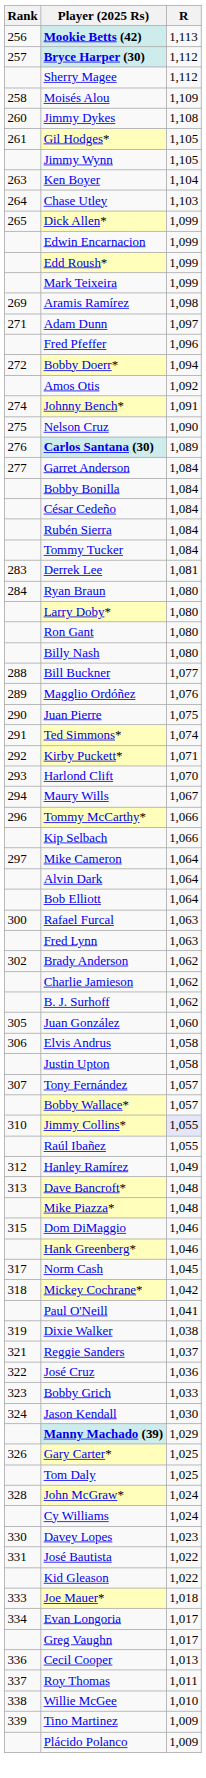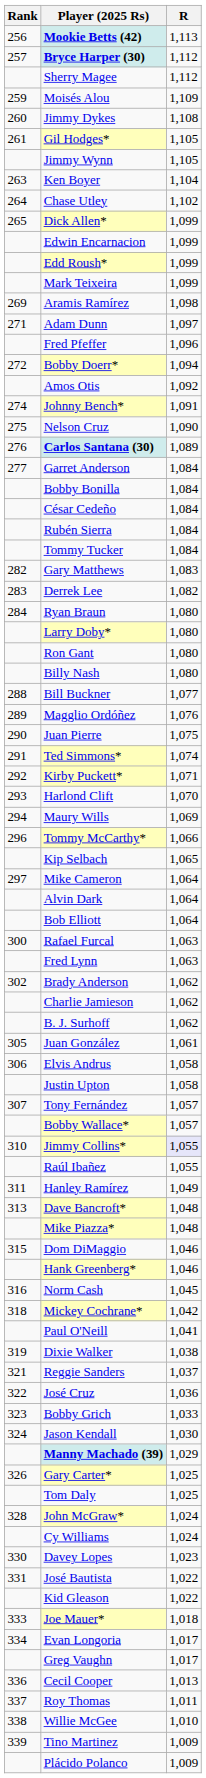(17, 97) 258 -> (17, 97) 259
(184, 200) 1,103 -> (184, 200) 1,102
+ row: (84, 570)
(184, 570) 1,081 -> (184, 591) 1,082
(184, 796) 1,067 -> (184, 817) 1,069
(184, 837) 1,066 -> (184, 858) 1,065
(184, 1022) 1,060 -> (184, 1043) 1,061
(17, 1166) 312 -> (17, 1187) 311
(17, 1269) 317 -> (17, 1290) 316
